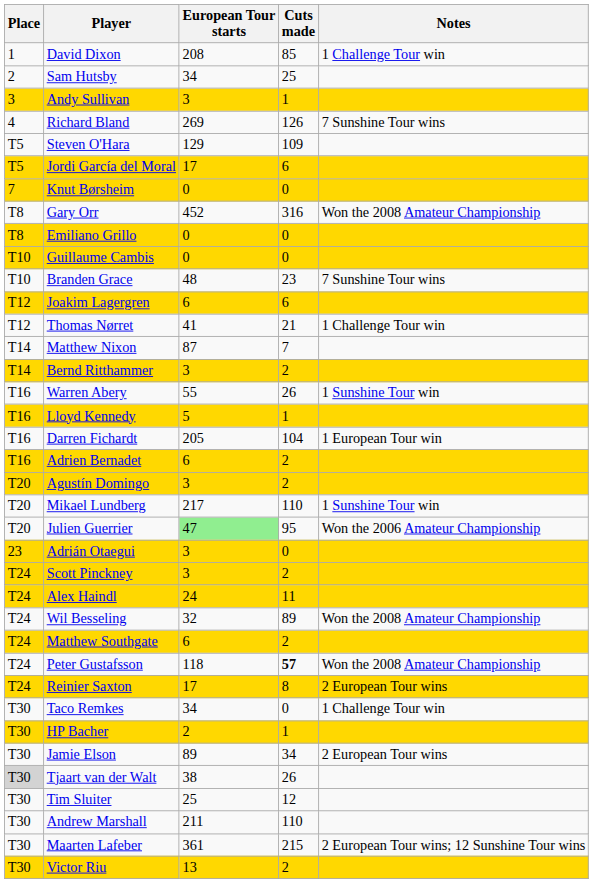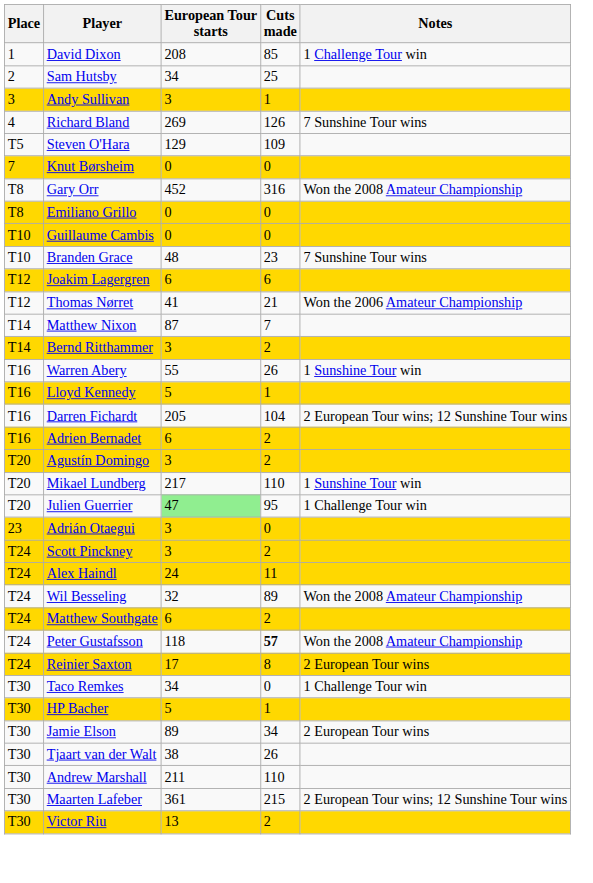- row: (111, 167)
(383, 325) 1 Challenge Tour win -> (413, 302) Won the 2006 Amateur Championship
(382, 438) 1 European Tour win -> (435, 415) 2 European Tour wins; 12 Sunshine Tour wins
(431, 528) Won the 2006 Amateur Championship -> (365, 506) 1 Challenge Tour win
(186, 731) 2 -> (168, 709) 5
(19, 777) lightgrey background -> (19, 754) no background
- row: (79, 799)
